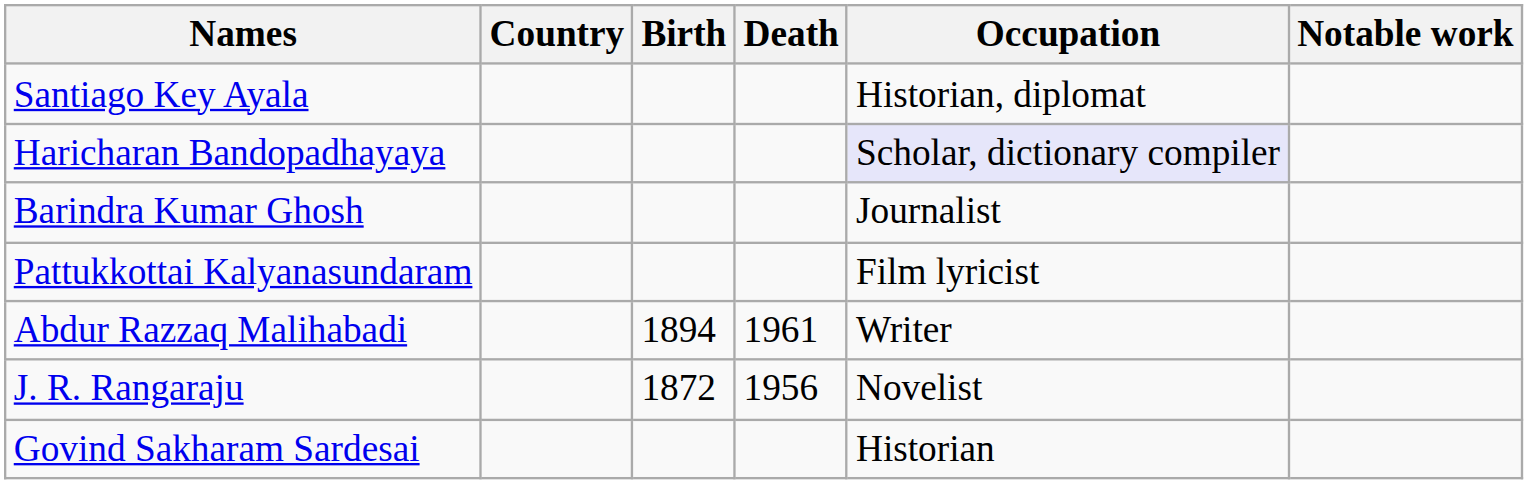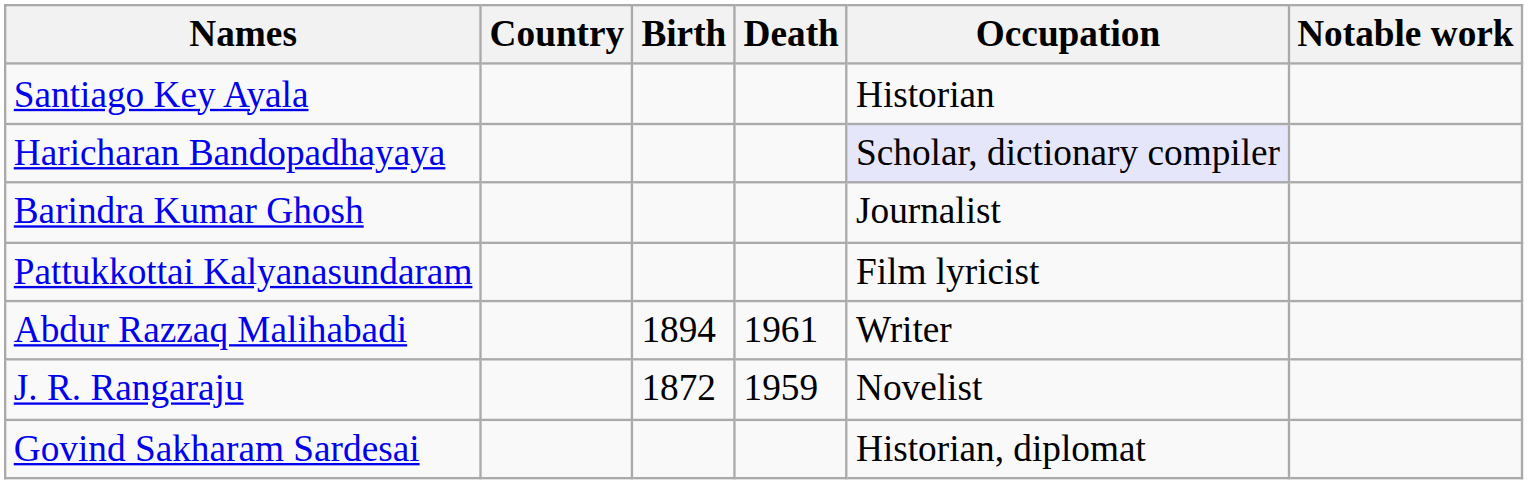(1001, 93) Historian, diplomat -> (925, 93) Historian
(781, 388) 1956 -> (781, 388) 1959
(925, 447) Historian -> (1001, 447) Historian, diplomat
